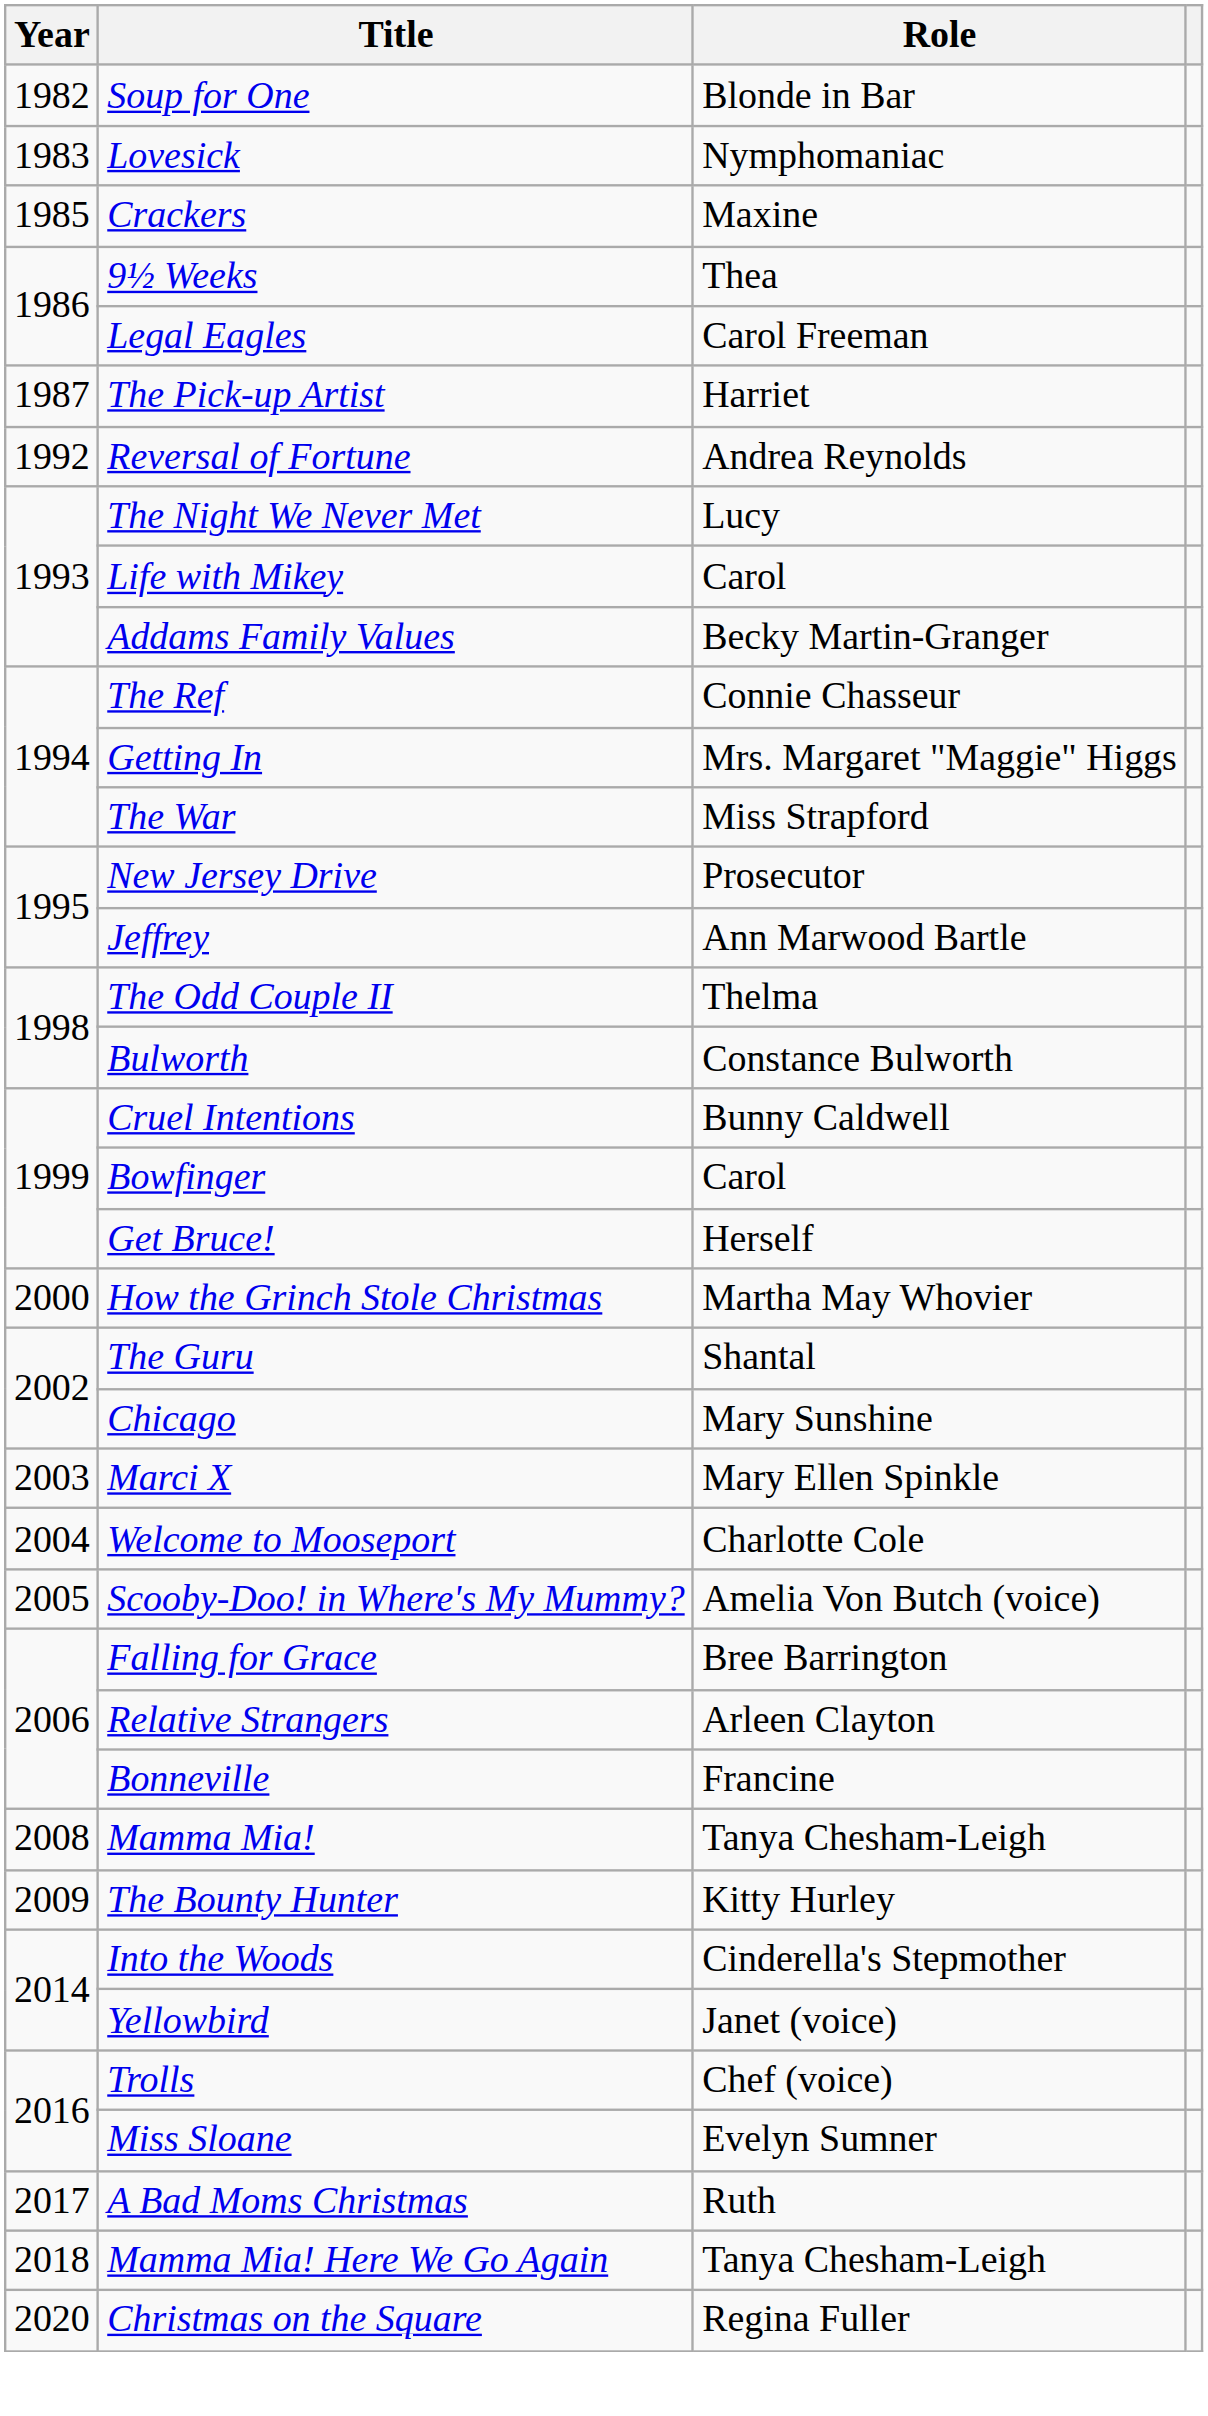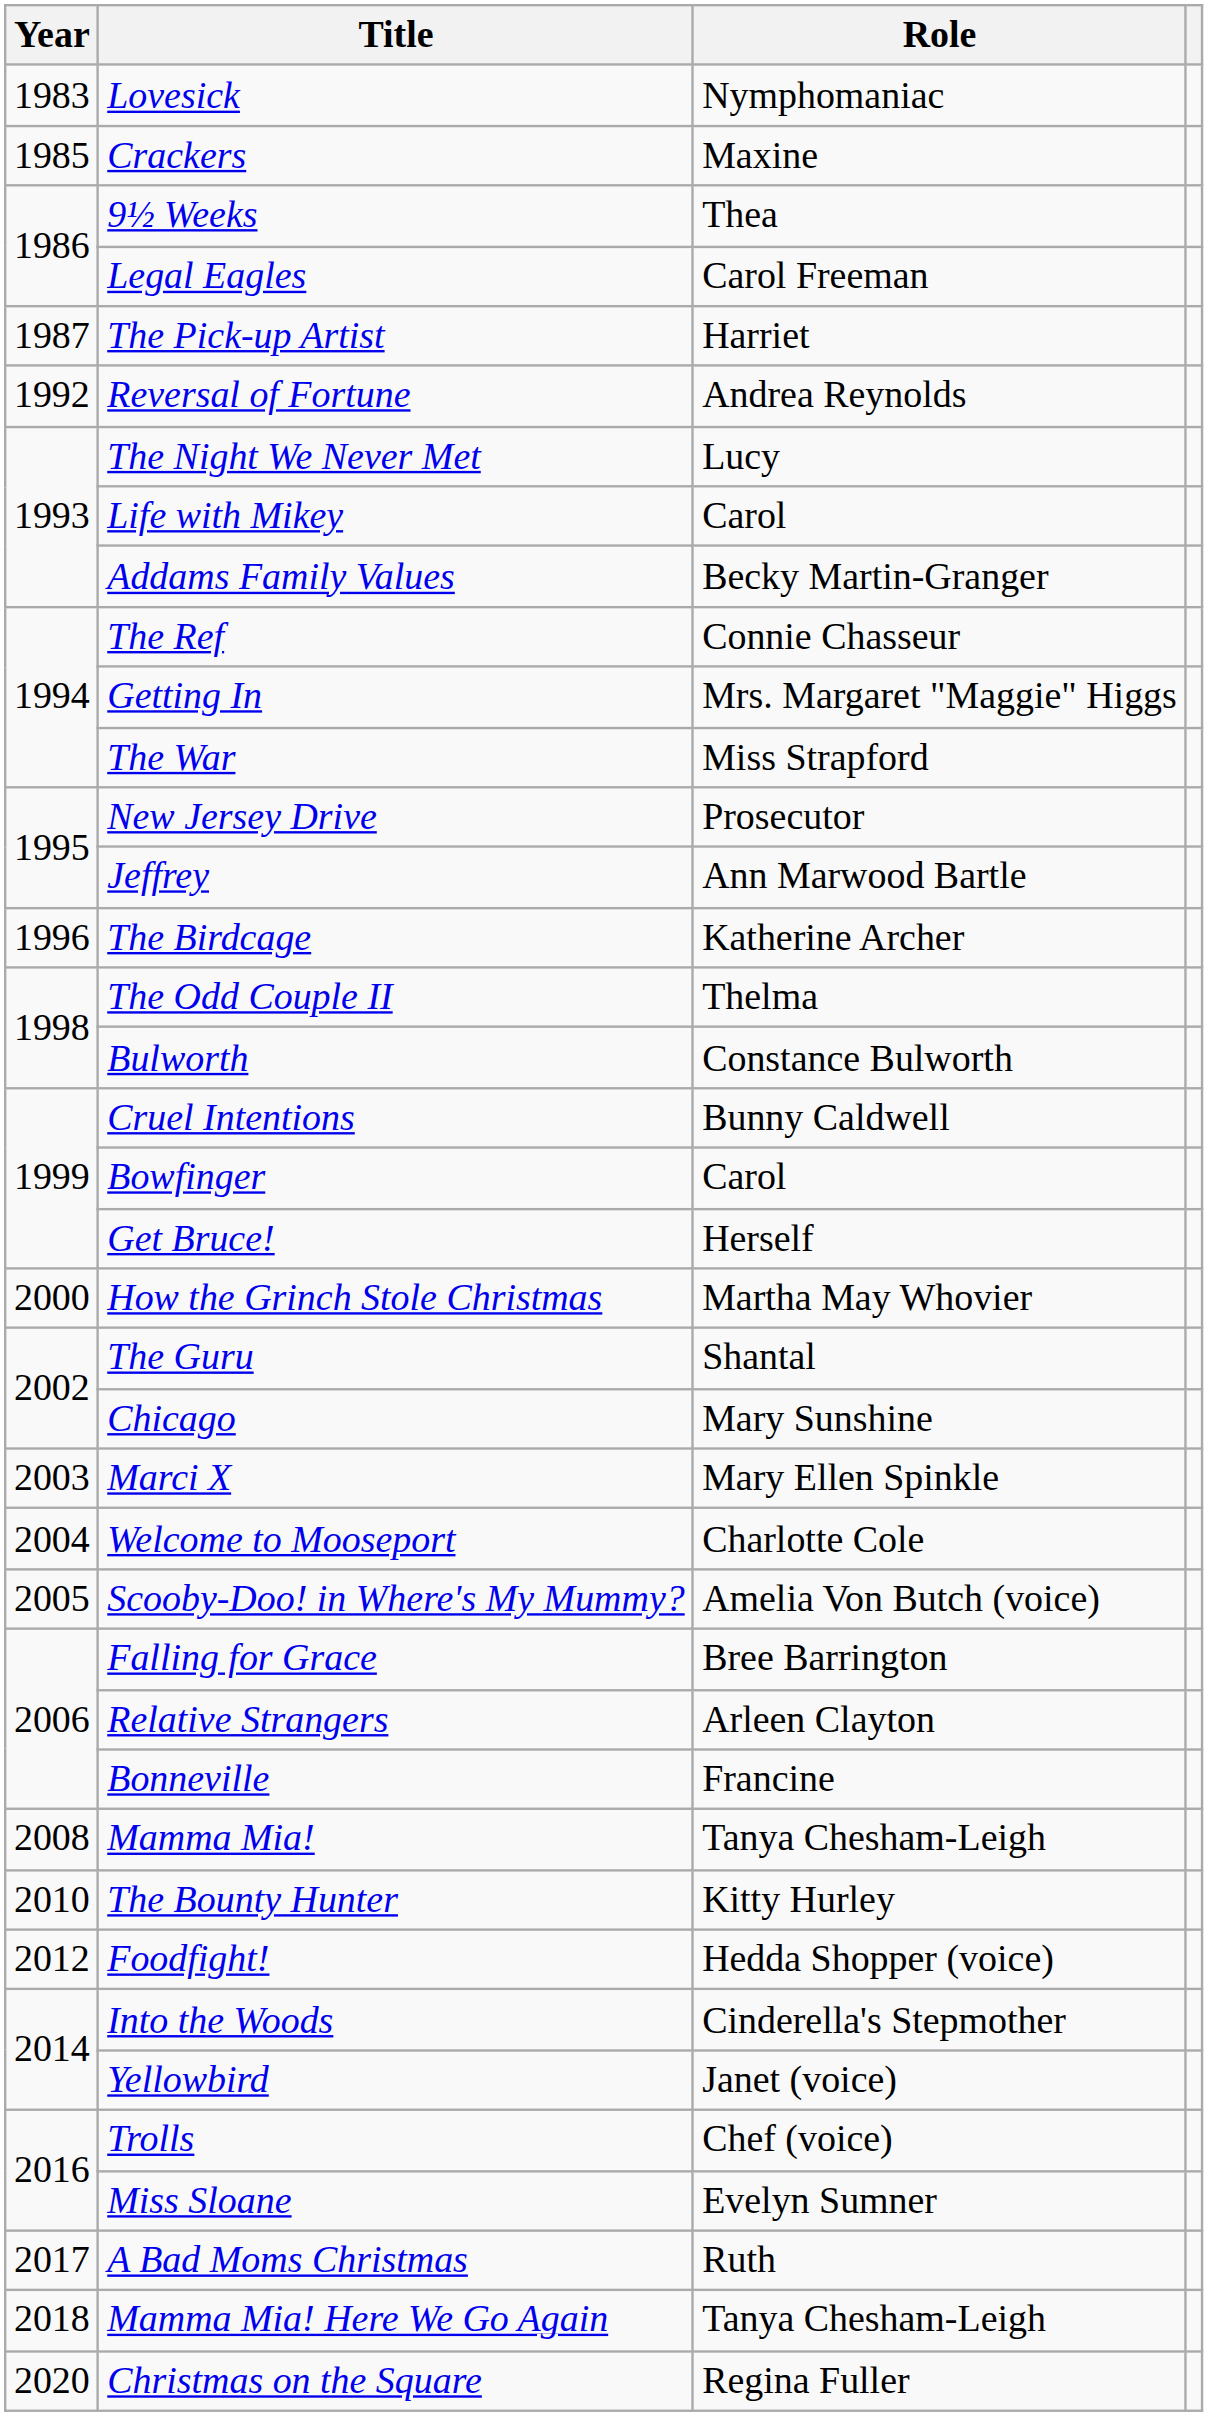- row: (208, 94)
+ row: (209, 936)
(52, 1898) 2009 -> (52, 1898) 2010
+ row: (188, 1959)
